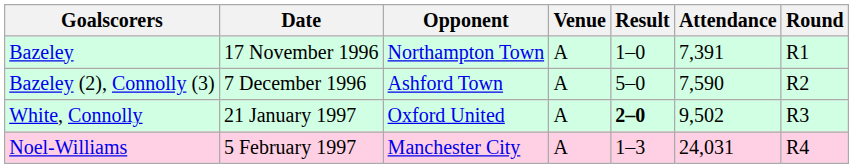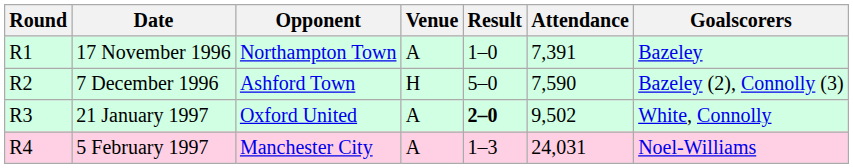columns swapped: (815, 20) <-> (112, 20)
(561, 83) A -> (413, 83) H
